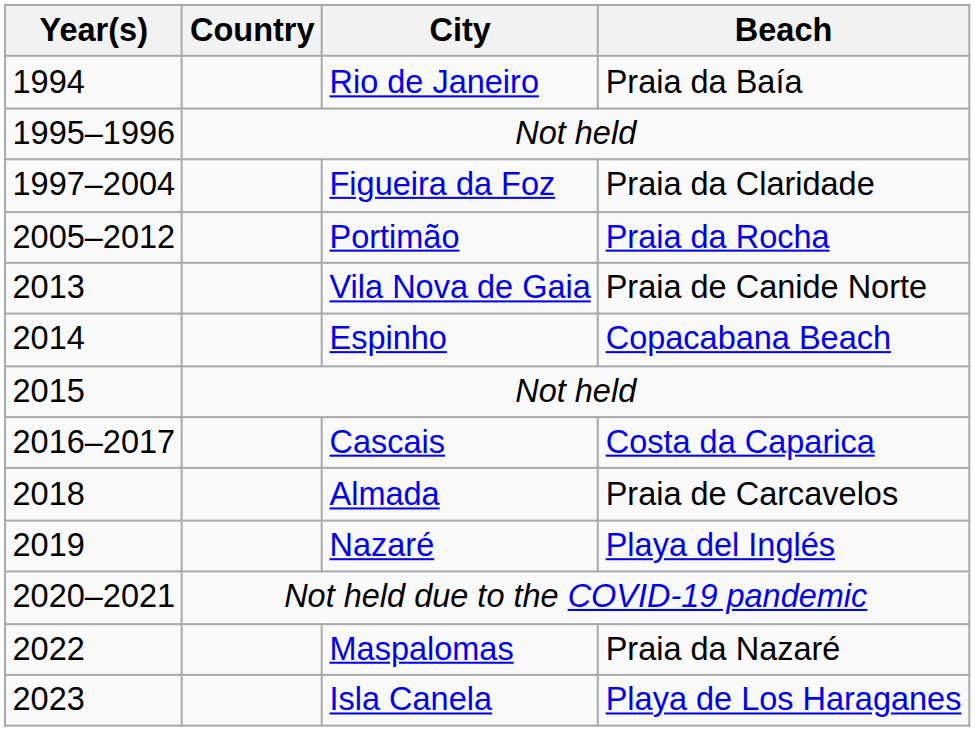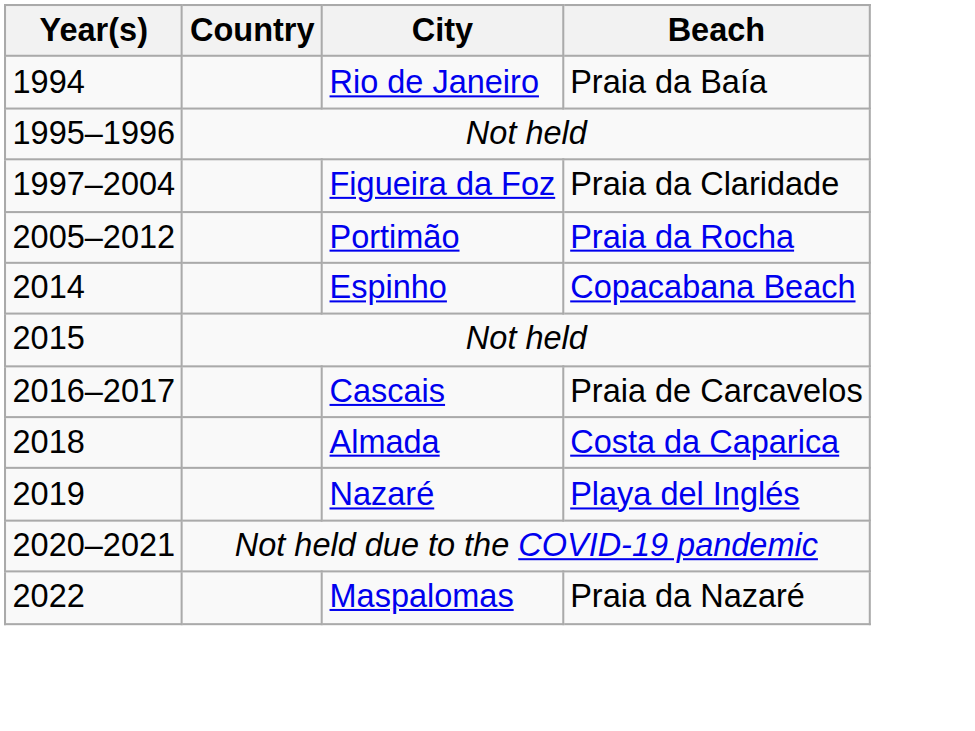- row: (49, 287)
(740, 442) Costa da Caparica -> (716, 390) Praia de Carcavelos
(752, 493) Praia de Carcavelos -> (705, 442) Costa da Caparica
- row: (49, 699)
